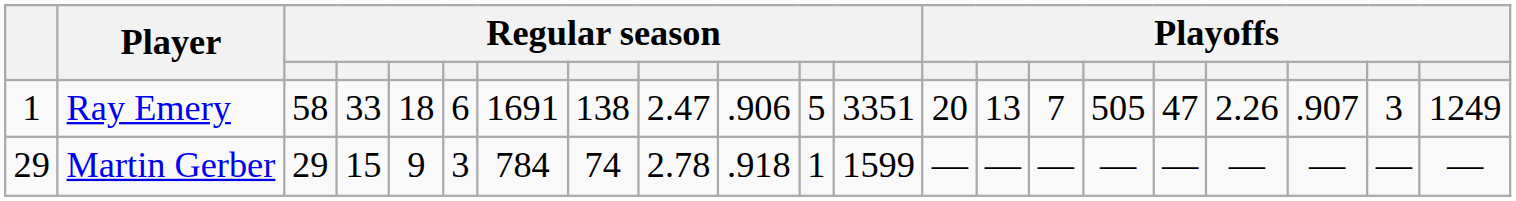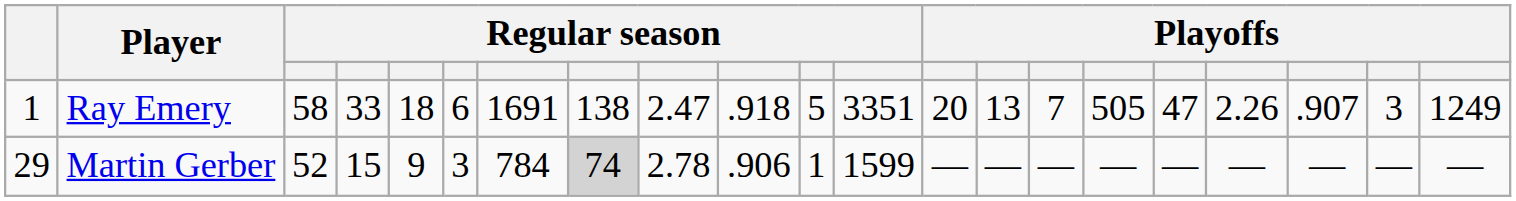(759, 107) .906 -> (759, 107) .918
(310, 165) 29 -> (310, 165) 52
(603, 165) no background -> (603, 165) lightgrey background
(759, 165) .918 -> (759, 165) .906
